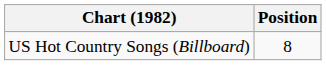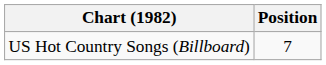(288, 45) 8 -> (288, 45) 7
